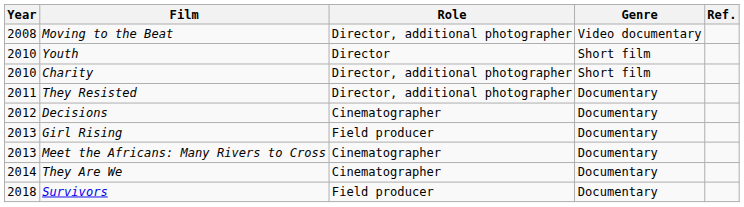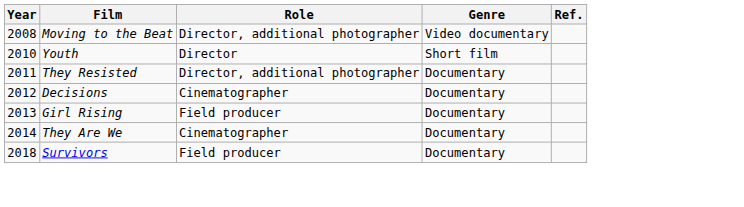- row: (68, 73)
- row: (184, 152)
